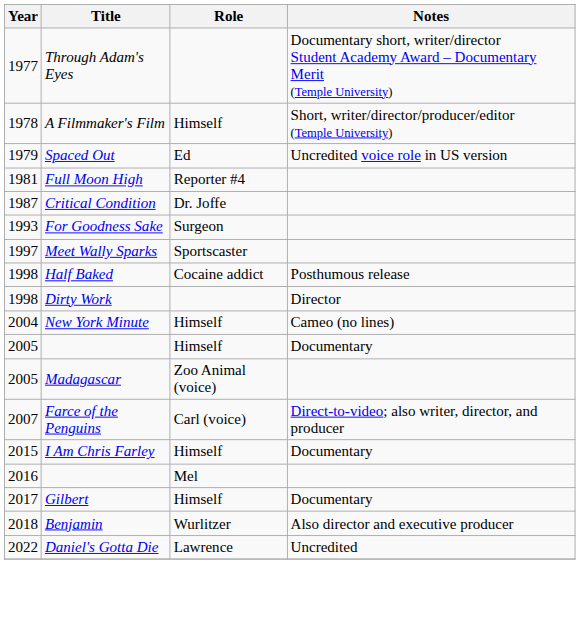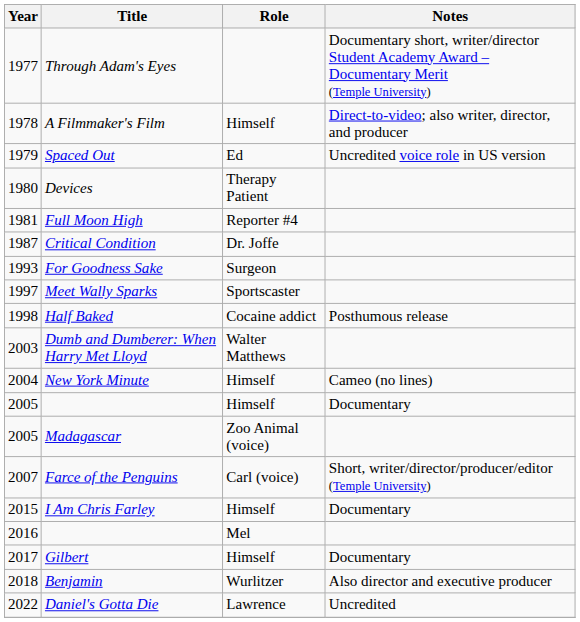(403, 123) Short, writer/director/producer/editor (Temple University) -> (440, 123) Direct-to-video; also writer, director, and producer
+ row: (23, 187)
- row: (23, 298)
+ row: (23, 348)
(414, 419) Direct-to-video; also writer, director, and producer -> (441, 477) Short, writer/director/producer/editor (Temple University)
